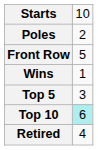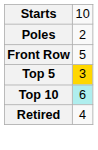- row: (39, 74)
(83, 94) no background -> (83, 74) gold background
